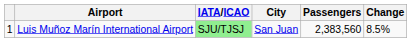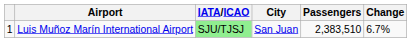(338, 29) 2,383,560 -> (338, 29) 2,383,510
(378, 29) 8.5% -> (378, 29) 6.7%
